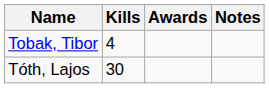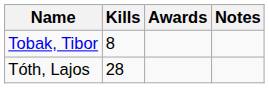(110, 43) 4 -> (110, 43) 8
(115, 69) 30 -> (115, 69) 28
